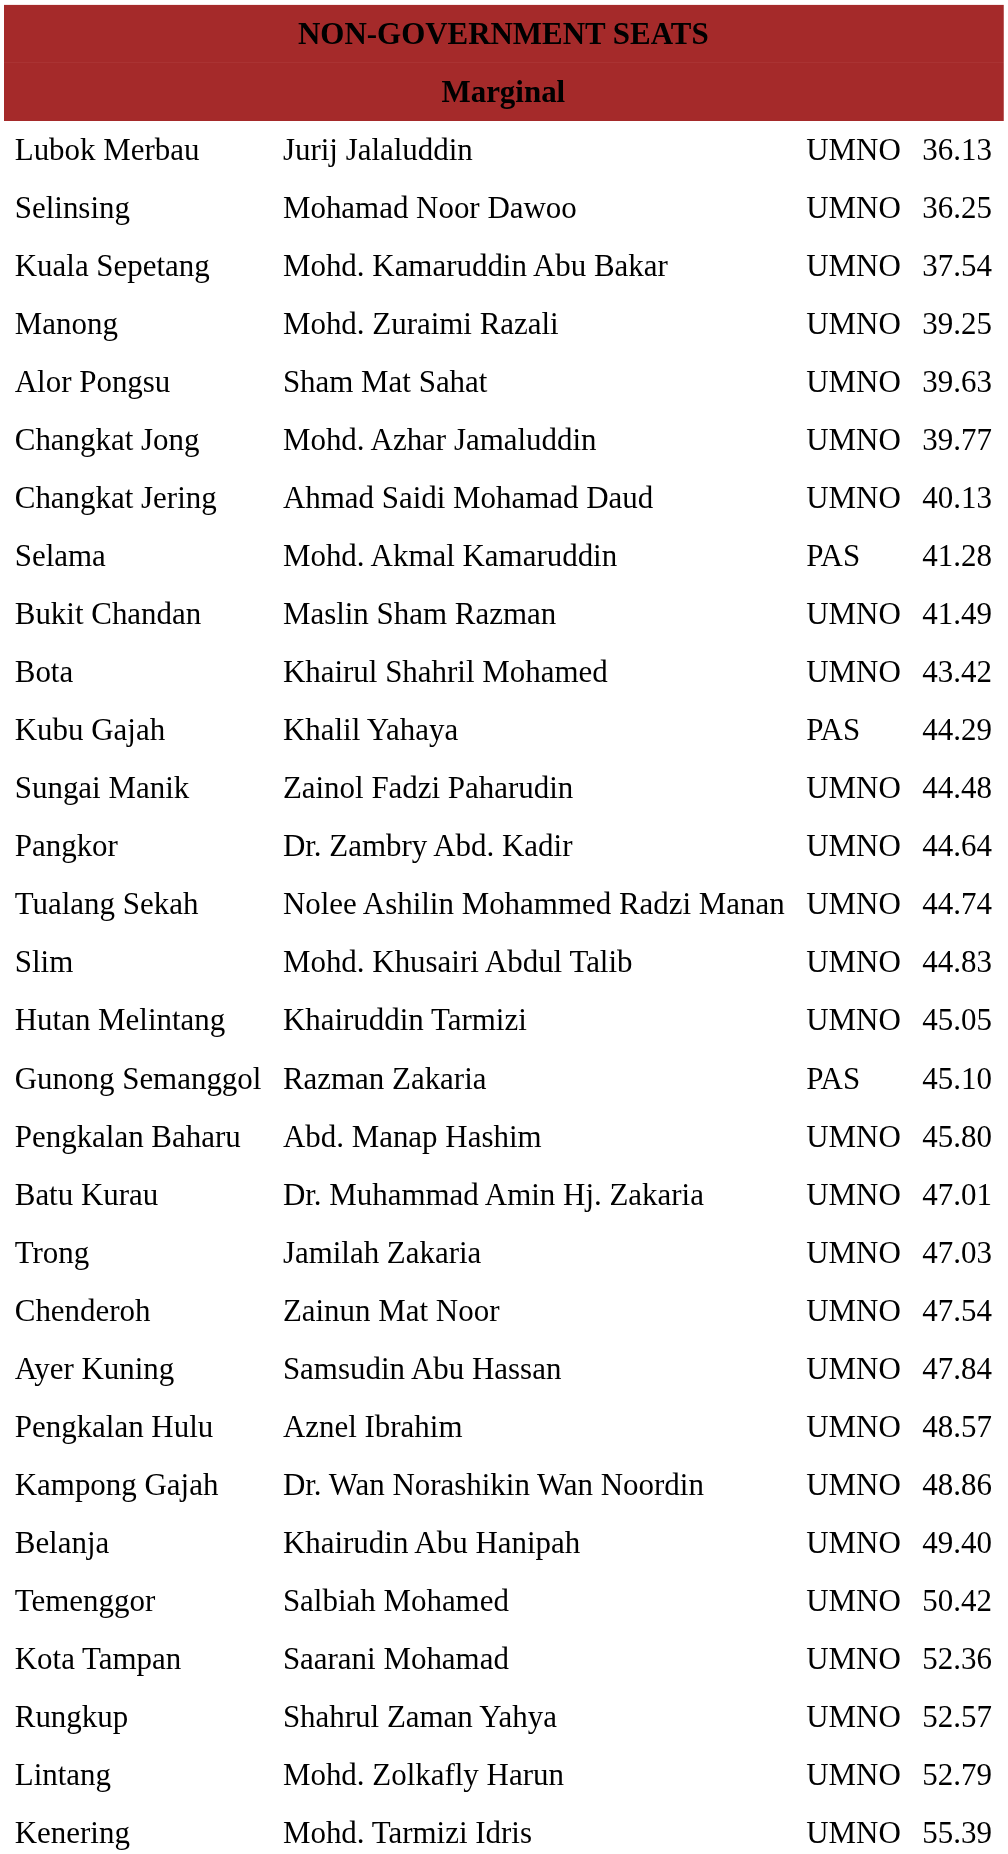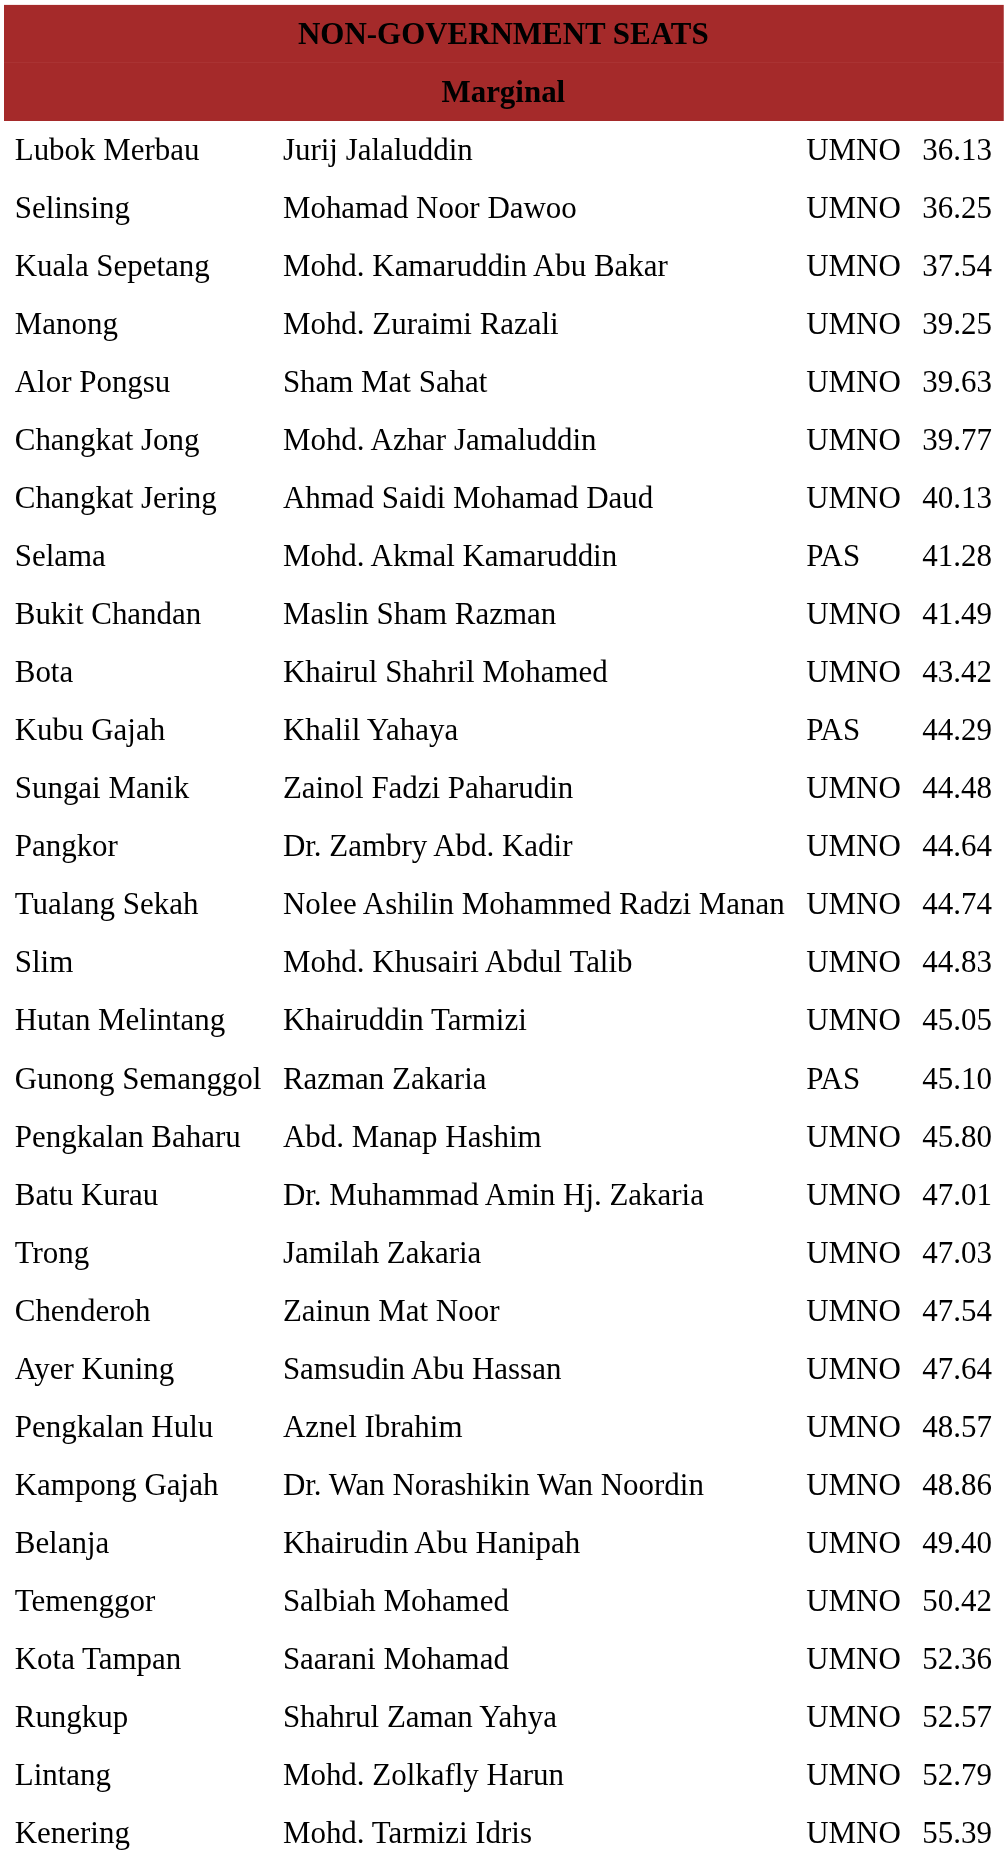(957, 1367) 47.84 -> (957, 1367) 47.64
